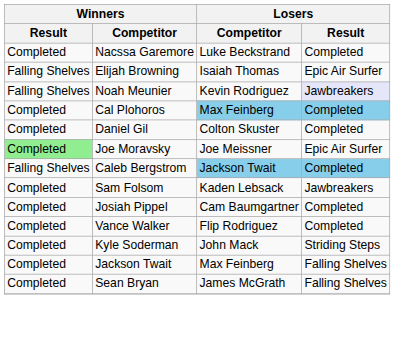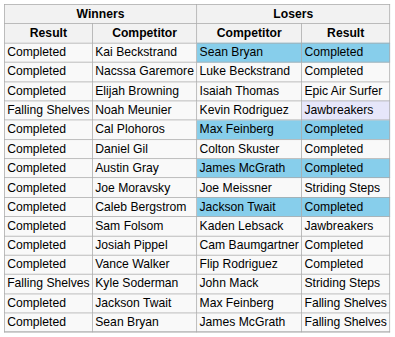+ row: (136, 52)
(48, 71) Falling Shelves -> (37, 91) Completed
+ row: (127, 168)
(37, 149) lightgreen background -> (37, 187) no background
(343, 149) Epic Air Surfer -> (342, 187) Striding Steps
(48, 168) Falling Shelves -> (37, 206) Completed
(37, 245) Completed -> (48, 284) Falling Shelves
